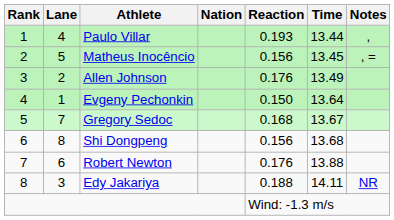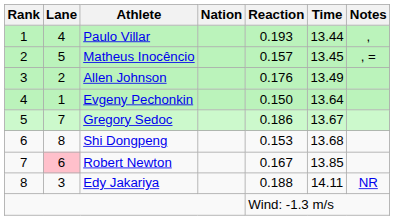(276, 57) 0.156 -> (276, 57) 0.157
(276, 120) 0.168 -> (276, 120) 0.186
(276, 141) 0.156 -> (276, 141) 0.153
(62, 162) no background -> (62, 162) pink background
(276, 162) 0.176 -> (276, 162) 0.167
(327, 162) 13.88 -> (327, 162) 13.85
